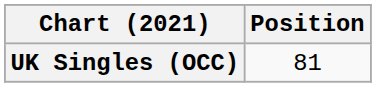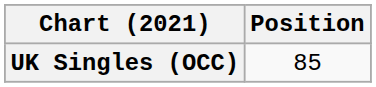(307, 63) 81 -> (307, 63) 85
